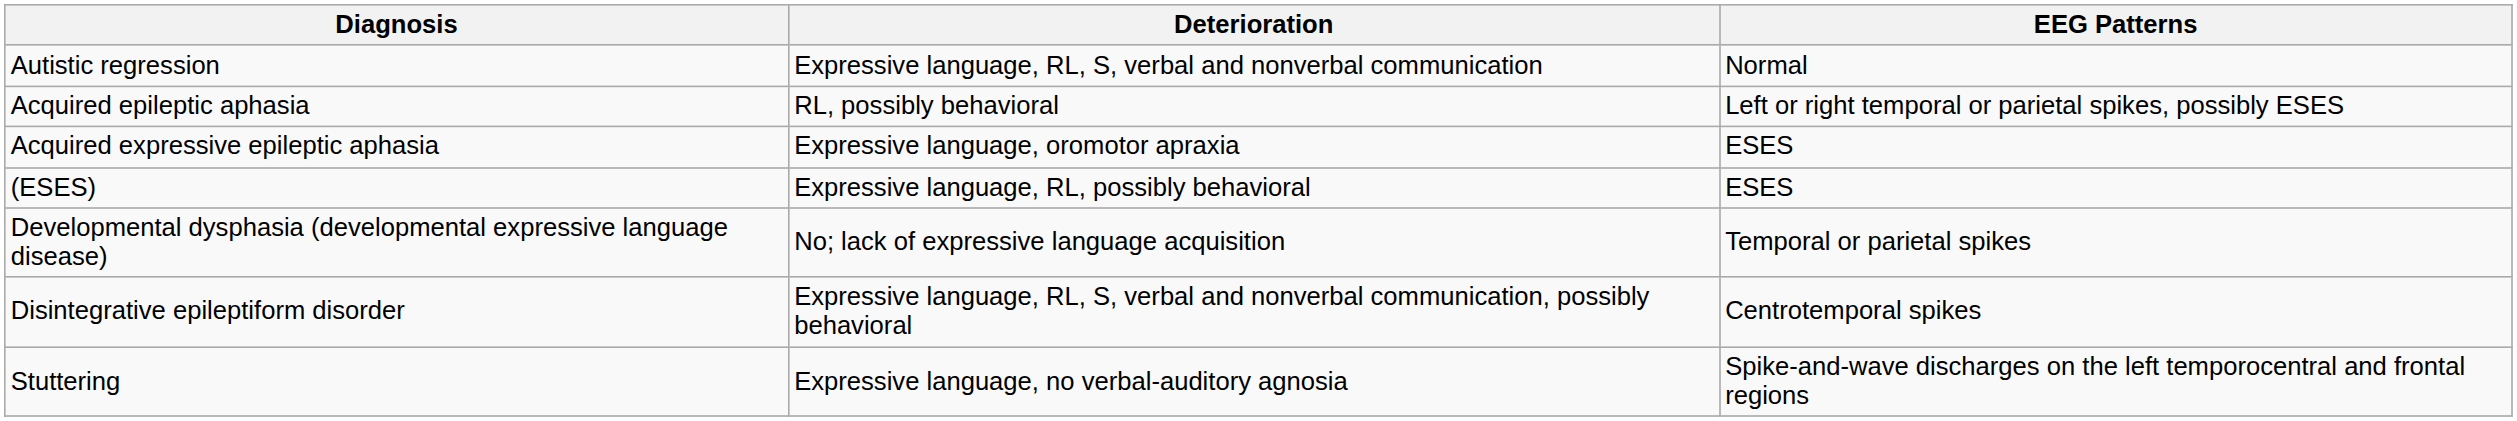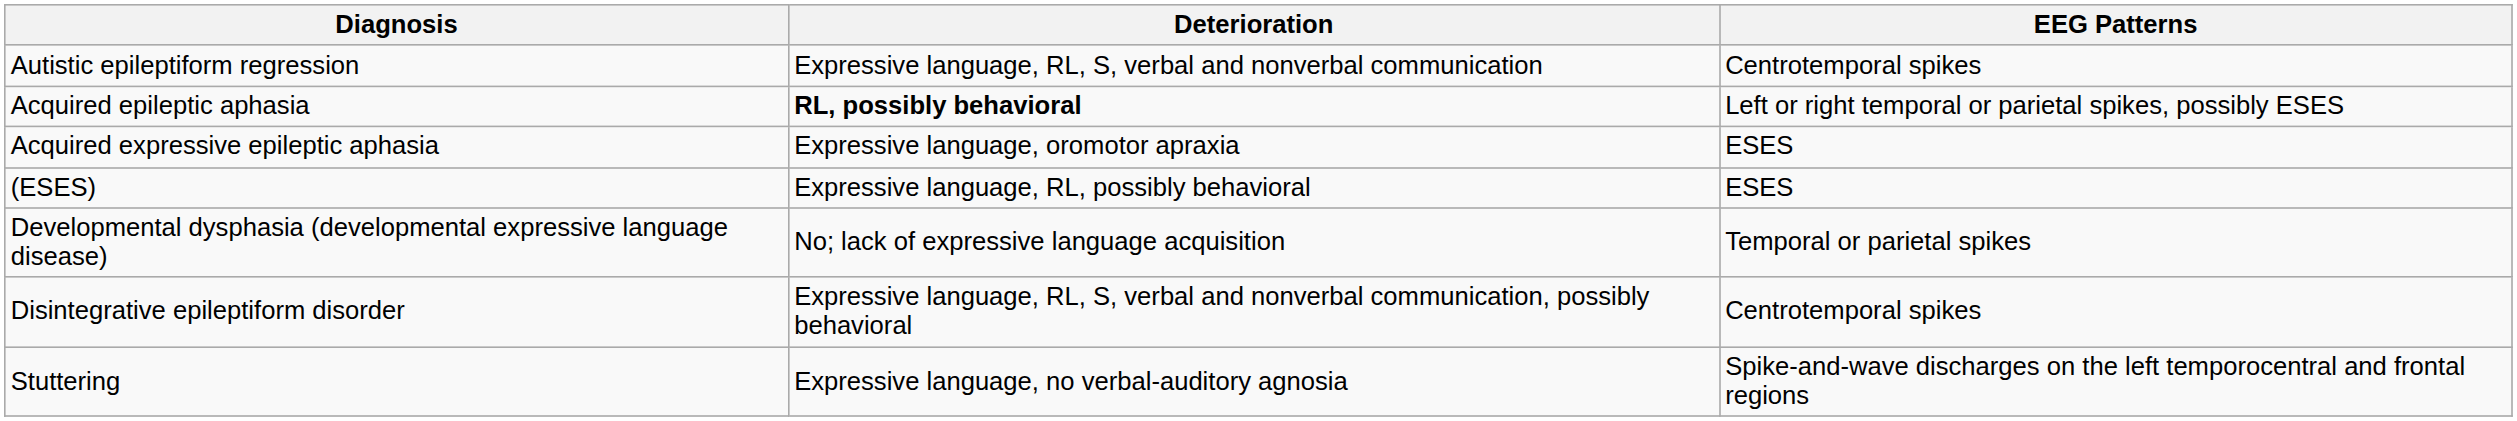+ row: (185, 65)
- row: (115, 65)
(927, 106) normal -> (938, 106) bold
